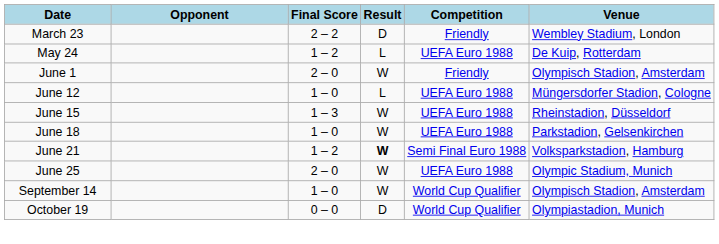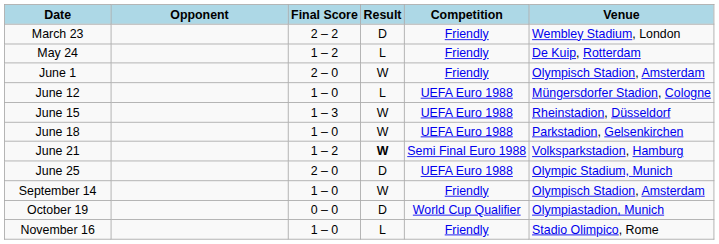(467, 54) UEFA Euro 1988 -> (467, 54) Friendly
(383, 171) W -> (383, 171) D
(467, 191) World Cup Qualifier -> (467, 191) Friendly
+ row: (58, 230)
